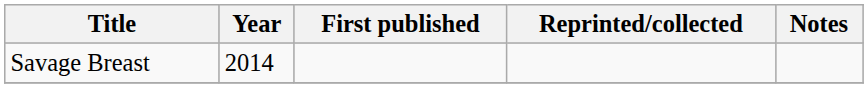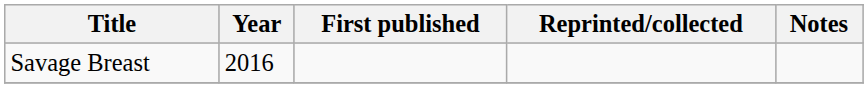(249, 62) 2014 -> (249, 62) 2016
